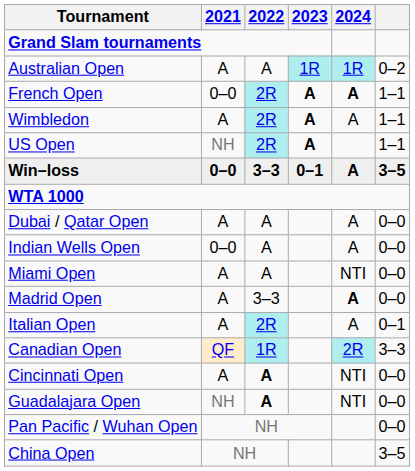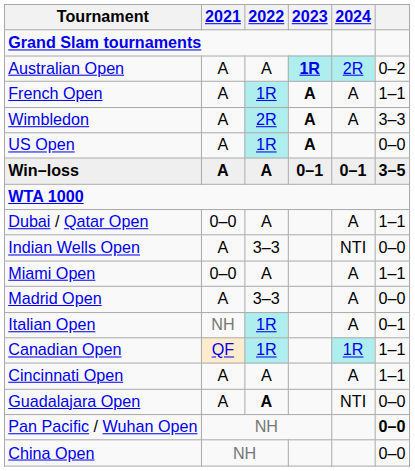(310, 68) normal -> (310, 68) bold
(353, 68) 1R -> (353, 68) 2R
(223, 94) 0–0 -> (223, 94) A
(266, 94) 2R -> (266, 94) 1R
(353, 94) bold -> (353, 94) normal
(392, 119) 1–1 -> (392, 119) 3–3
(223, 145) NH -> (223, 145) A
(266, 145) 2R -> (266, 145) 1R
(392, 145) 1–1 -> (392, 145) 0–0
(223, 171) 0–0 -> (223, 171) A
(266, 171) 3–3 -> (266, 171) A
(353, 171) A -> (353, 171) 0–1
(223, 222) A -> (223, 222) 0–0
(392, 222) 0–0 -> (392, 222) 1–1
(223, 247) 0–0 -> (223, 247) A
(266, 247) A -> (266, 247) 3–3
(353, 247) A -> (353, 247) NTI
(223, 273) A -> (223, 273) 0–0
(353, 273) NTI -> (353, 273) A
(392, 273) 0–0 -> (392, 273) 1–1
(353, 299) bold -> (353, 299) normal
(223, 324) A -> (223, 324) NH
(266, 324) 2R -> (266, 324) 1R
(353, 350) 2R -> (353, 350) 1R
(392, 350) 3–3 -> (392, 350) 1–1
(266, 376) bold -> (266, 376) normal
(353, 376) NTI -> (353, 376) A
(392, 376) 0–0 -> (392, 376) 1–1
(223, 401) NH -> (223, 401) A
(392, 427) normal -> (392, 427) bold
(392, 453) 3–5 -> (392, 453) 0–0
